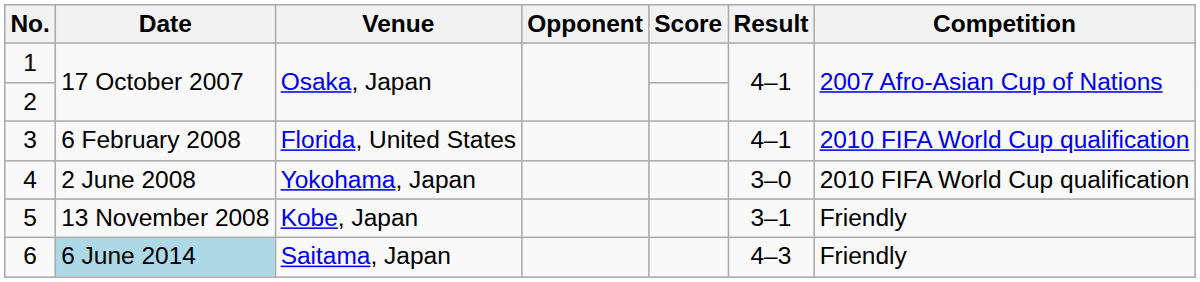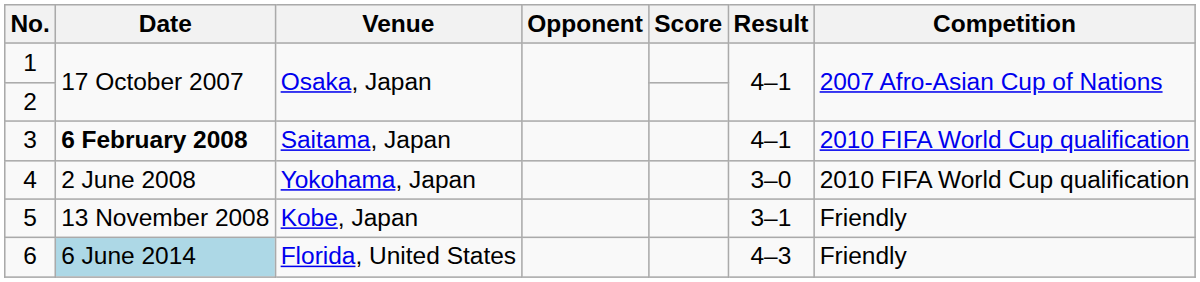(151, 140) normal -> (154, 140) bold
(398, 140) Florida, United States -> (366, 140) Saitama, Japan
(366, 256) Saitama, Japan -> (398, 256) Florida, United States
